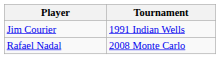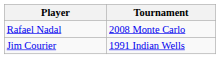rows swapped: (31, 29) <-> (34, 45)
